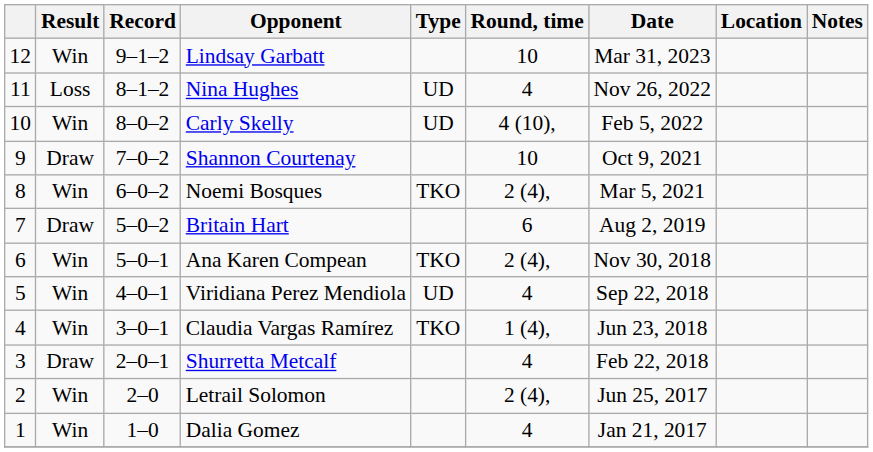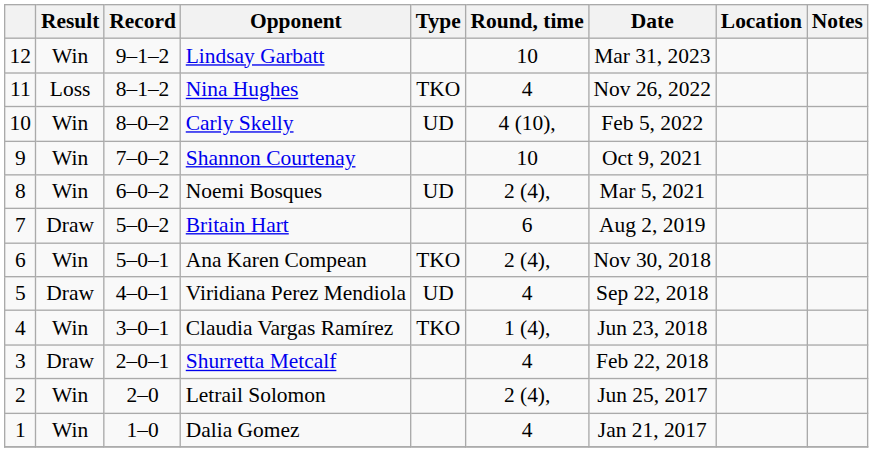(438, 89) UD -> (438, 89) TKO
(70, 157) Draw -> (70, 157) Win
(438, 191) TKO -> (438, 191) UD
(70, 293) Win -> (70, 293) Draw
